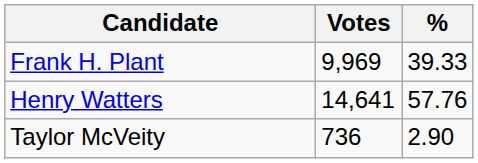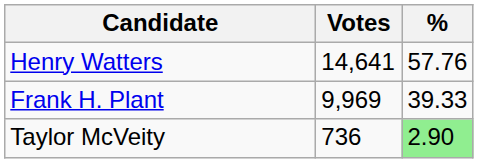rows swapped: (87, 99) <-> (87, 61)
(431, 137) no background -> (431, 137) lightgreen background
